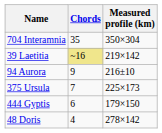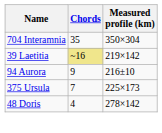- row: (28, 104)
